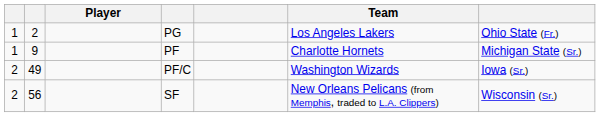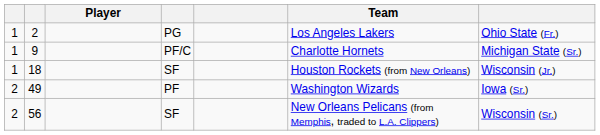(172, 51) PF -> (178, 51) PF/C
+ row: (35, 70)
(178, 70) PF/C -> (172, 88) PF
